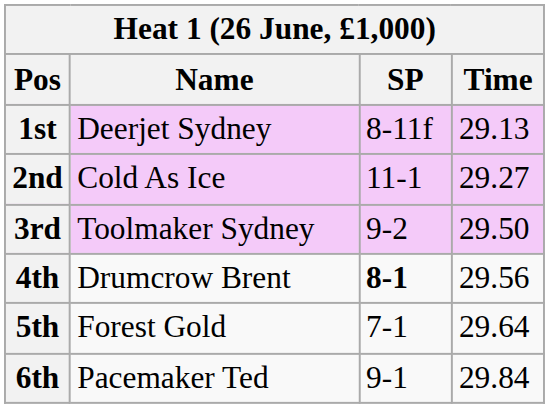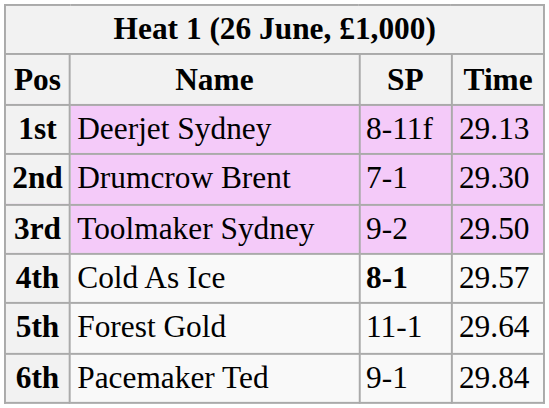(151, 178) Cold As Ice -> (184, 178) Drumcrow Brent
(394, 178) 11-1 -> (387, 178) 7-1
(494, 178) 29.27 -> (494, 178) 29.30
(184, 278) Drumcrow Brent -> (151, 278) Cold As Ice
(494, 278) 29.56 -> (494, 278) 29.57
(387, 327) 7-1 -> (394, 327) 11-1
